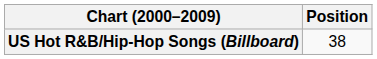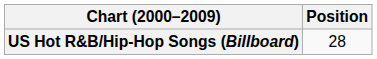(337, 41) 38 -> (337, 41) 28
